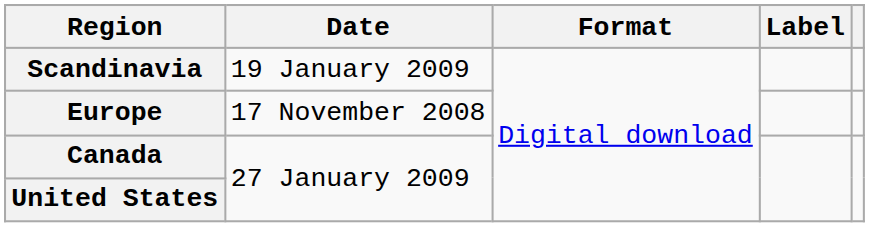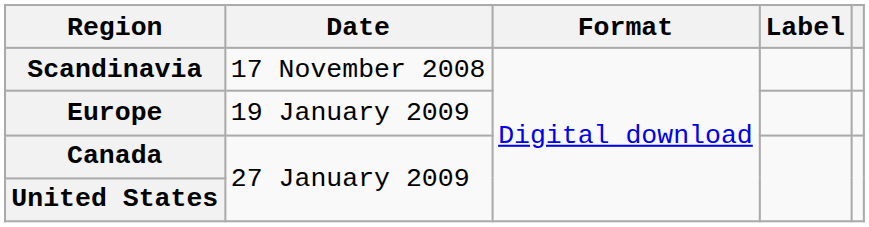(350, 70) 19 January 2009 -> (358, 70) 17 November 2008
(358, 113) 17 November 2008 -> (350, 113) 19 January 2009
